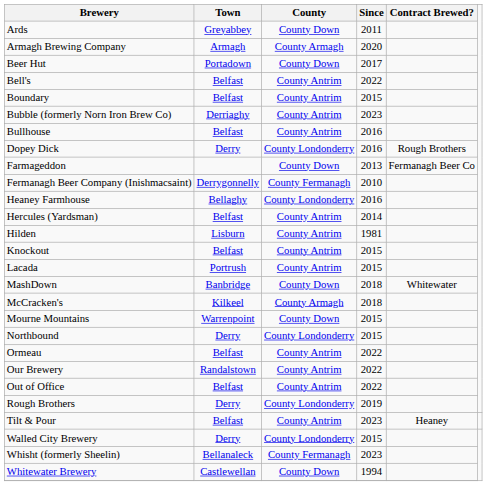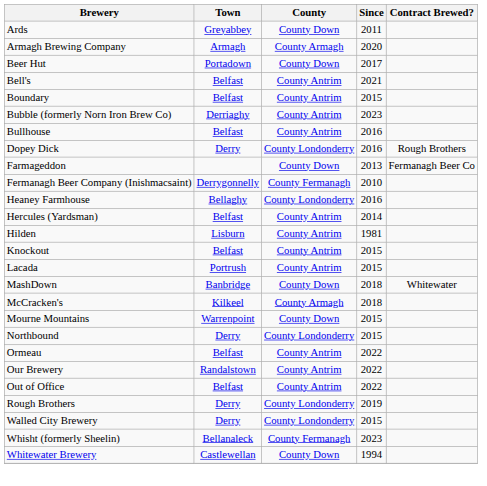(371, 81) 2022 -> (371, 81) 2021
- row: (31, 421)
